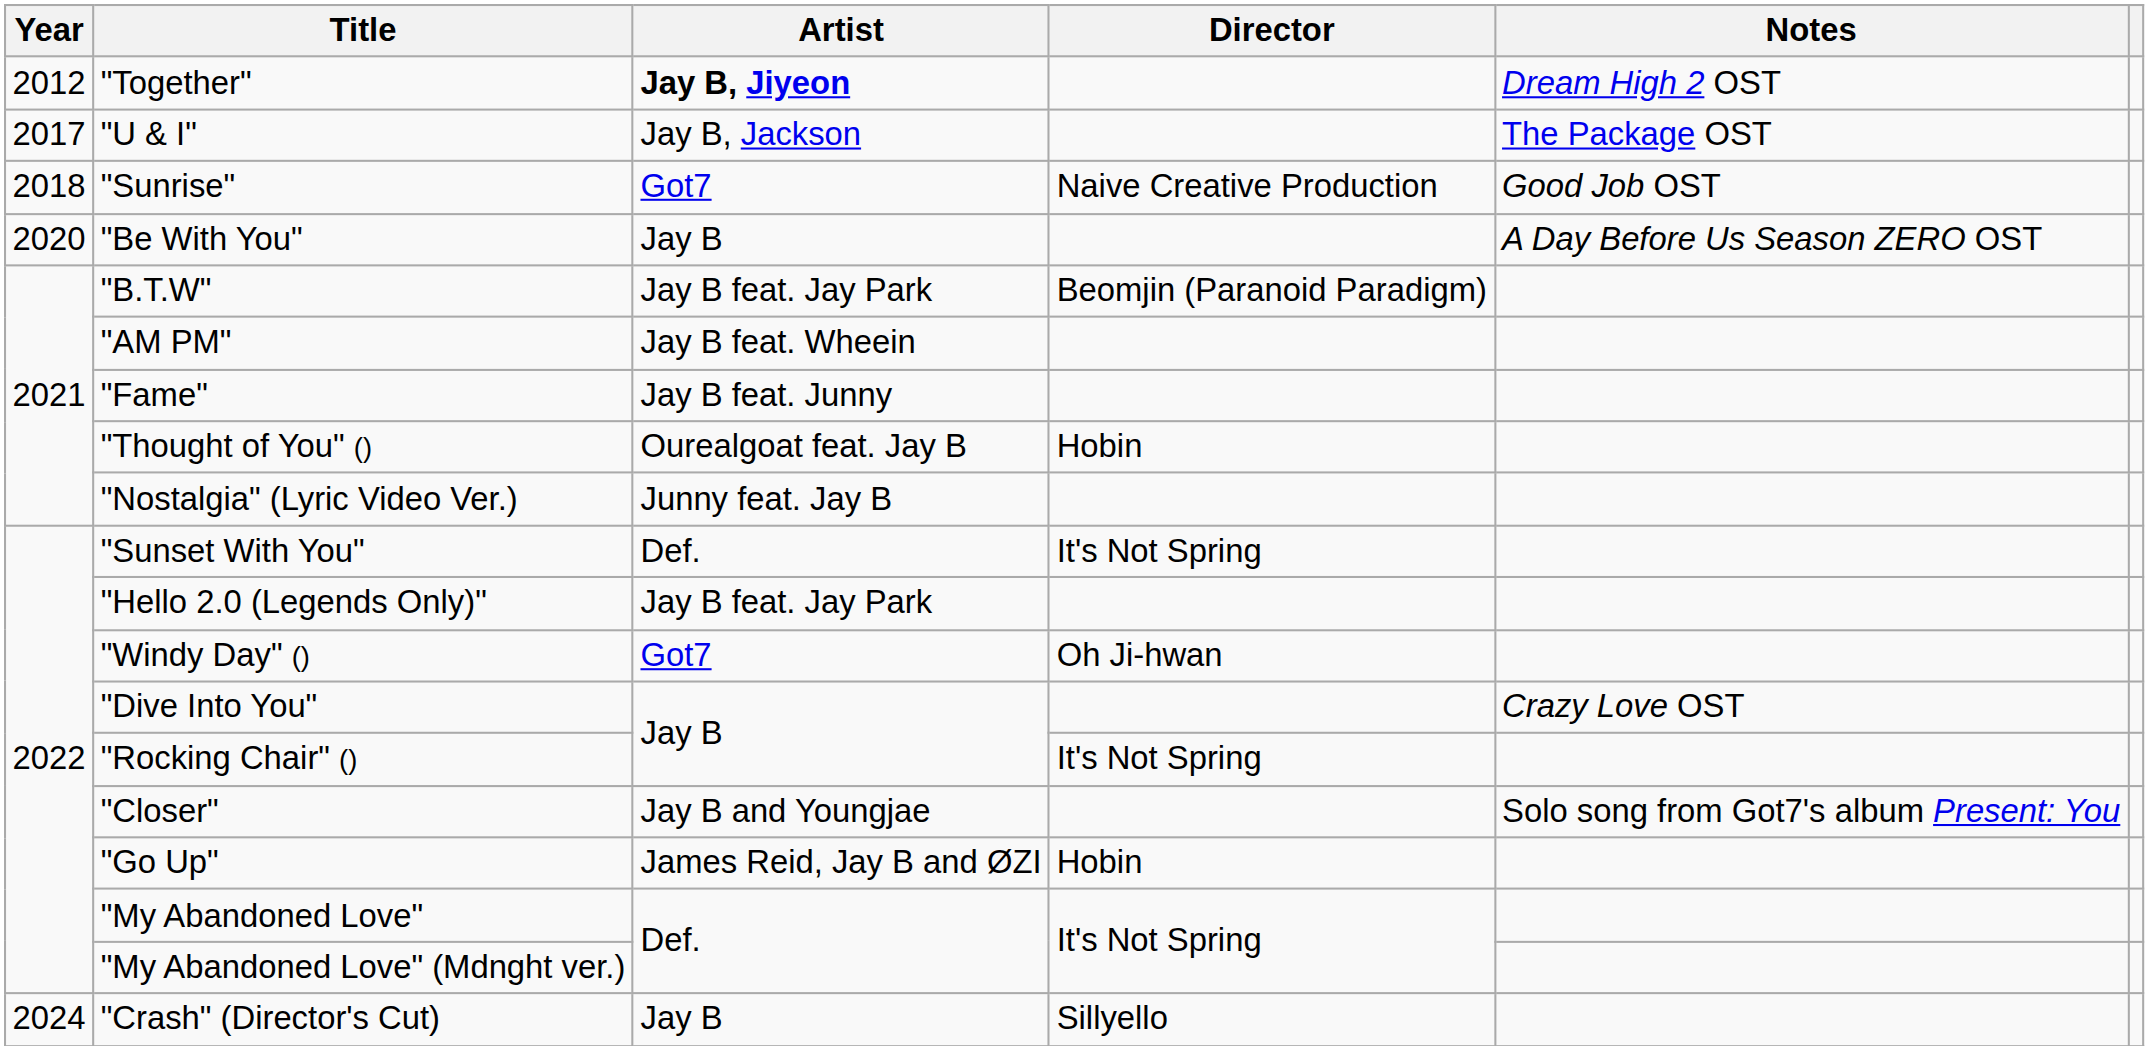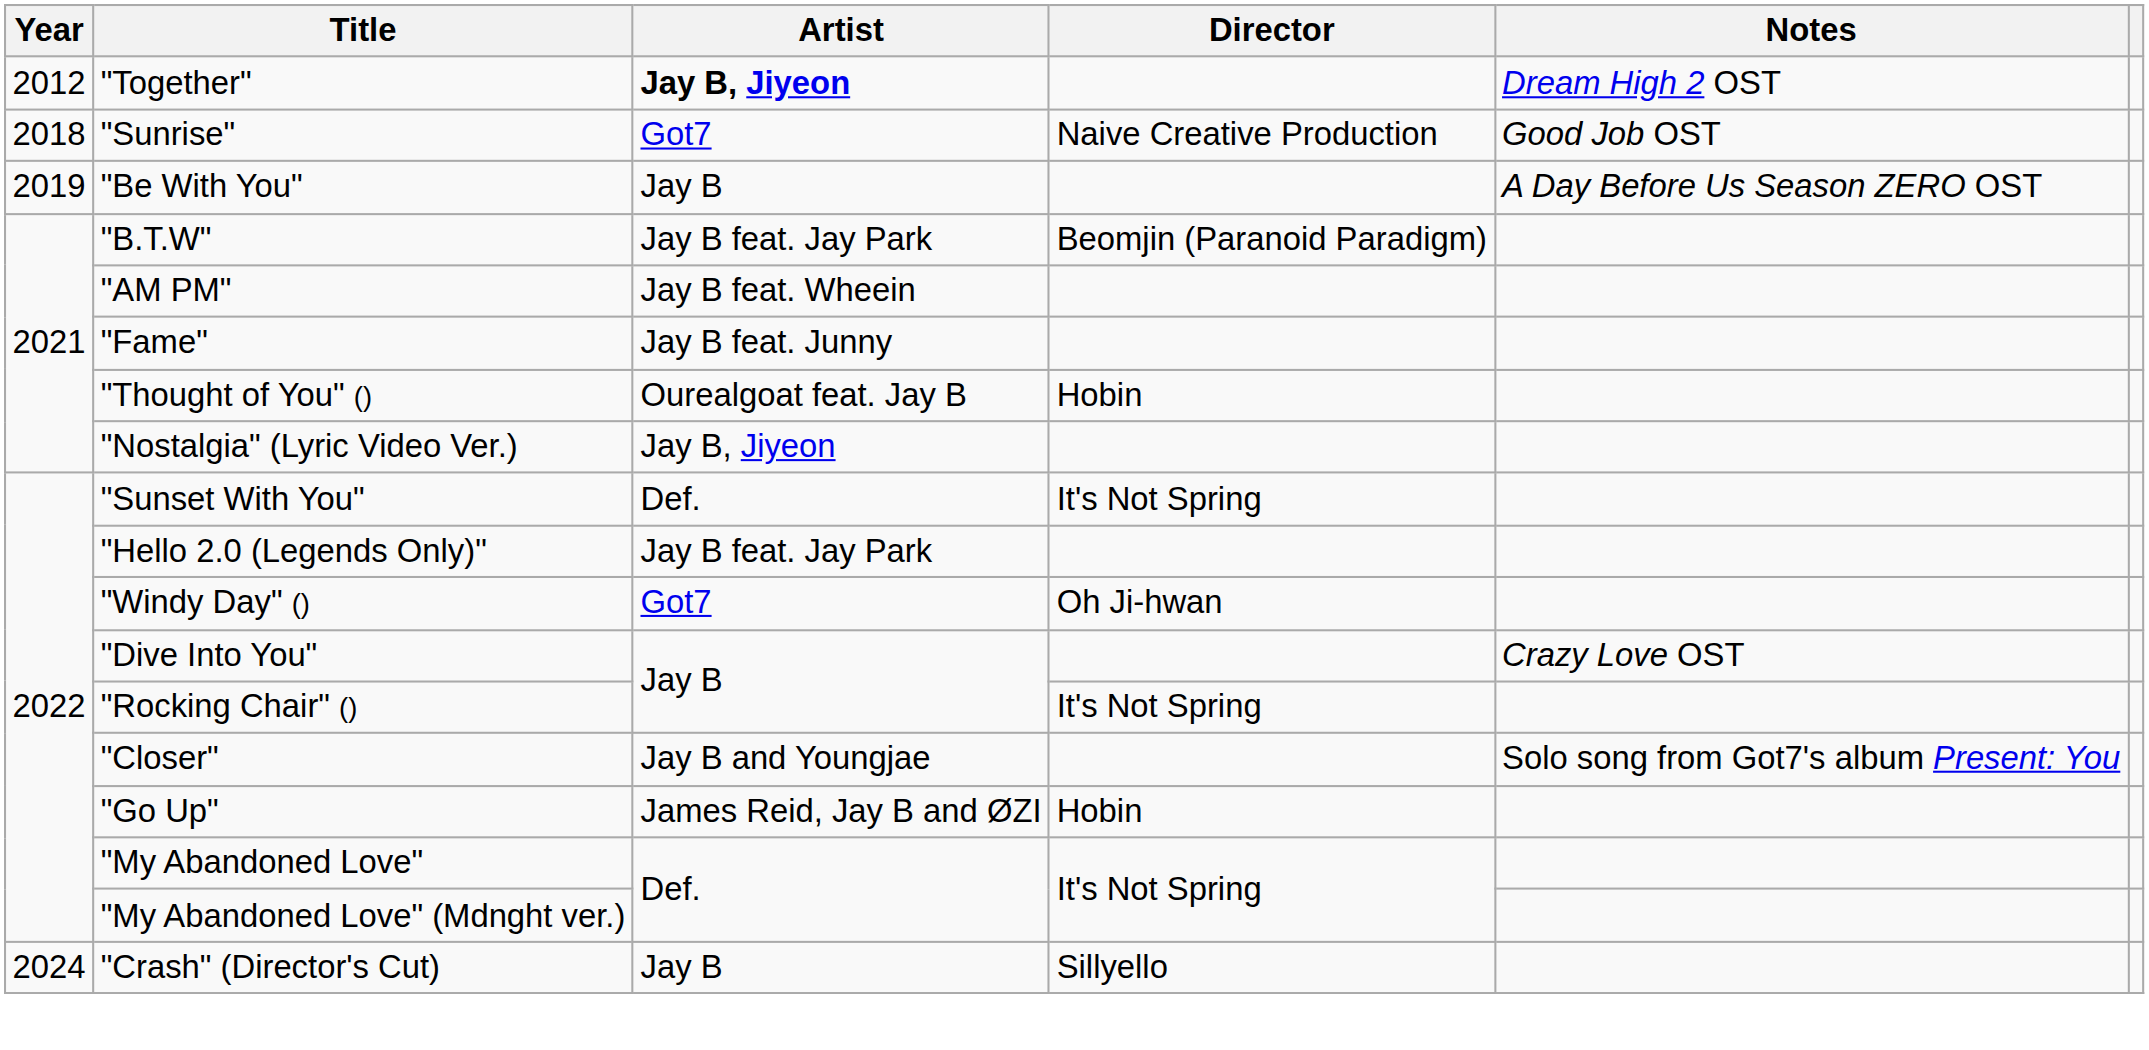- row: (149, 134)
(49, 238) 2020 -> (49, 186) 2019
(766, 498) Junny feat. Jay B -> (738, 446) Jay B, Jiyeon
